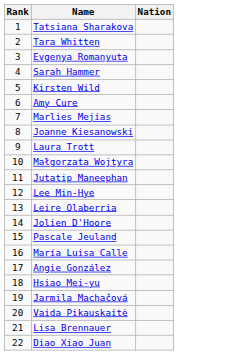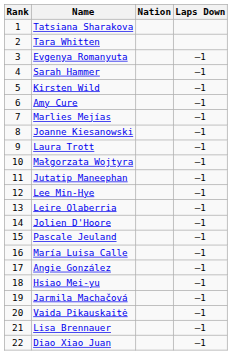+ column: (200, 12)
